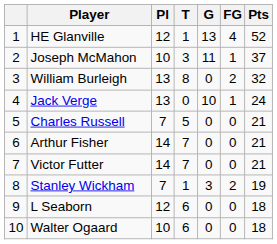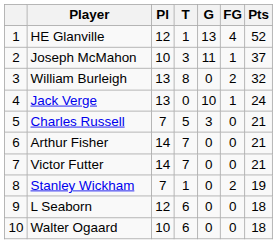(209, 121) 0 -> (209, 121) 3
(209, 185) 3 -> (209, 185) 0
